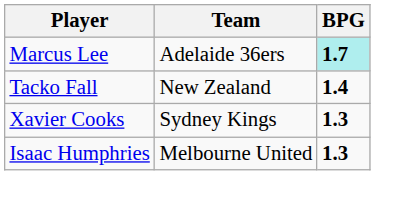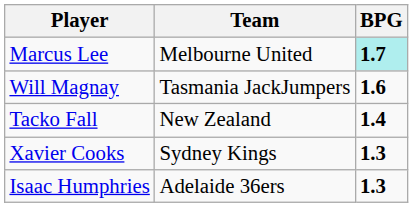(222, 53) Adelaide 36ers -> (236, 53) Melbourne United
+ row: (64, 86)
(236, 152) Melbourne United -> (222, 185) Adelaide 36ers
